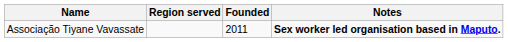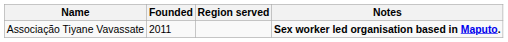columns swapped: (247, 12) <-> (185, 12)
